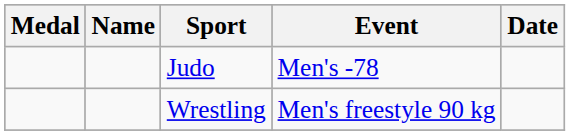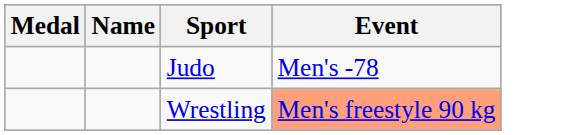- column: (533, 25)
(387, 109) no background -> (387, 109) lightsalmon background
